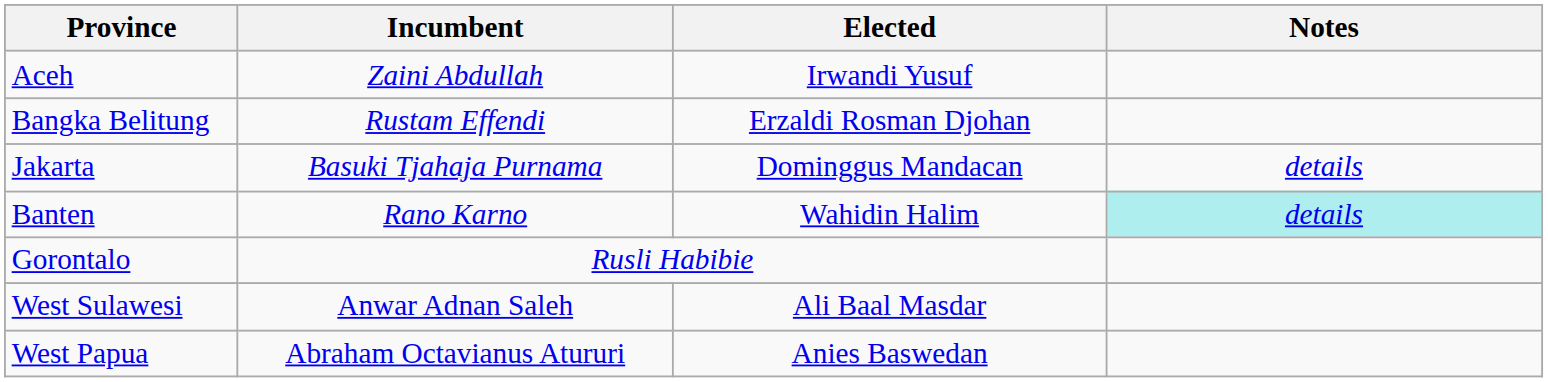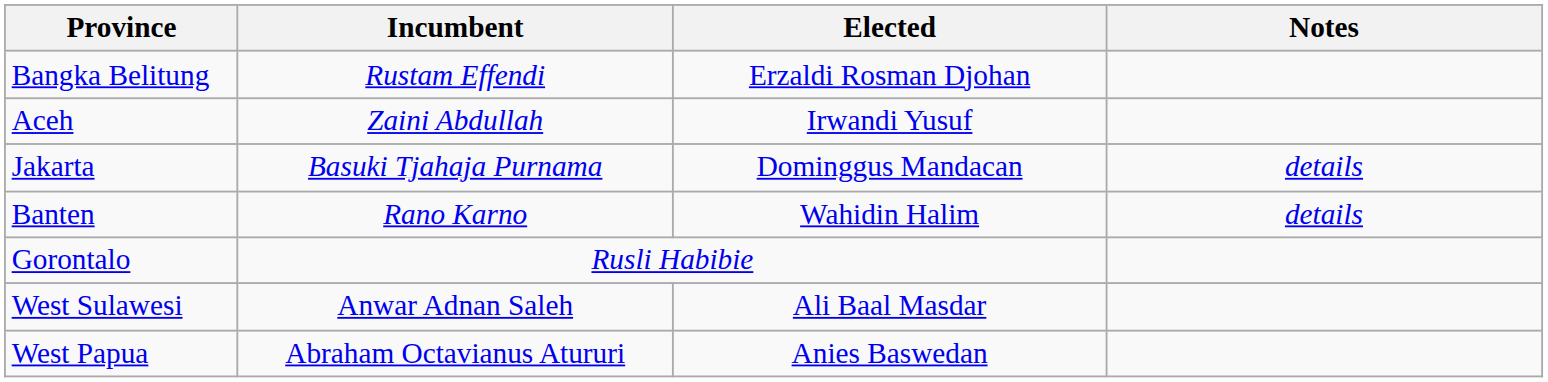rows swapped: (43, 74) <-> (110, 120)
(1324, 213) paleturquoise background -> (1324, 213) no background
